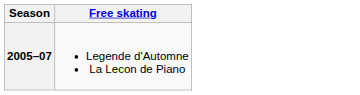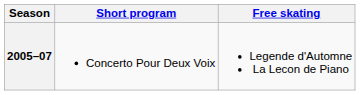+ column: (136, 13)
